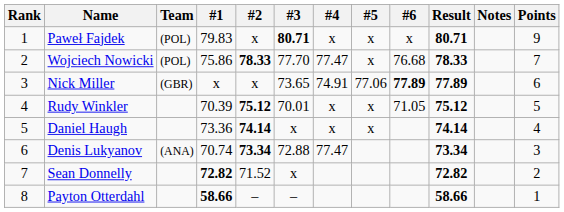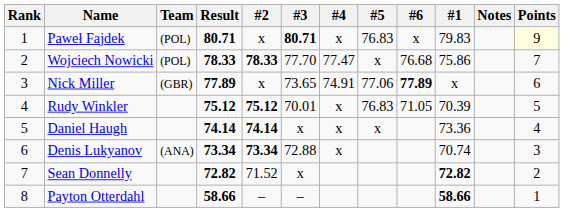columns swapped: (216, 15) <-> (451, 15)
(371, 38) x -> (377, 38) 76.83
(537, 38) no background -> (537, 38) lightyellow background
(371, 106) x -> (377, 106) 76.83
(332, 151) 77.47 -> (339, 151) x
